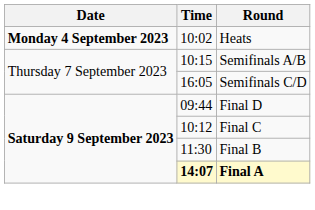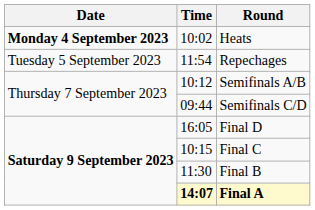+ row: (253, 60)
(196, 60) 10:15 -> (196, 82) 10:12
(196, 82) 16:05 -> (196, 104) 09:44
(196, 104) 09:44 -> (196, 127) 16:05
(196, 127) 10:12 -> (196, 149) 10:15
